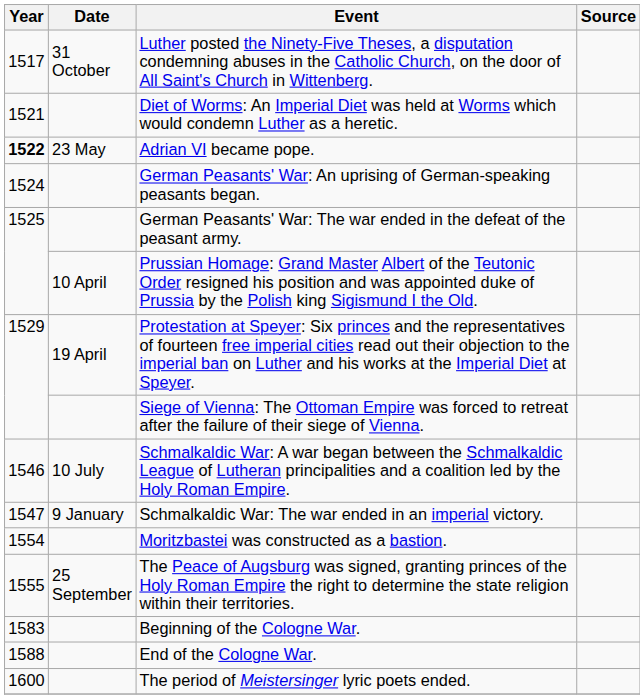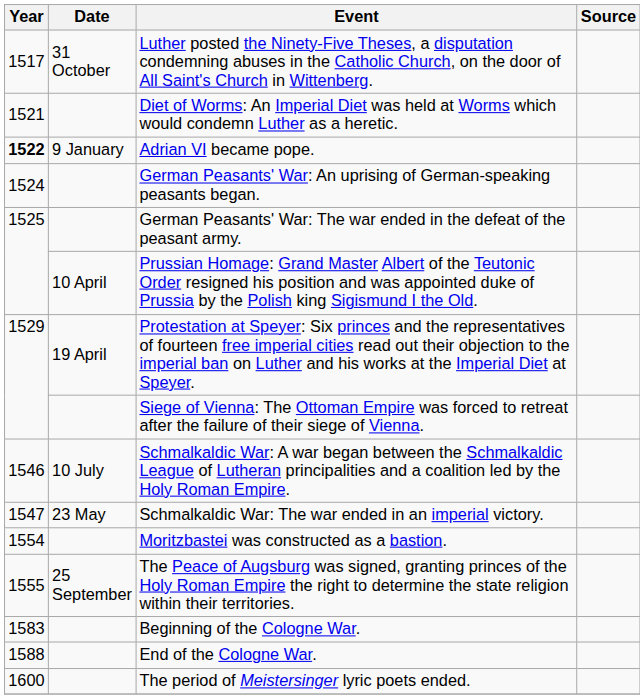(79, 150) 23 May -> (88, 150) 9 January
(88, 514) 9 January -> (79, 514) 23 May
